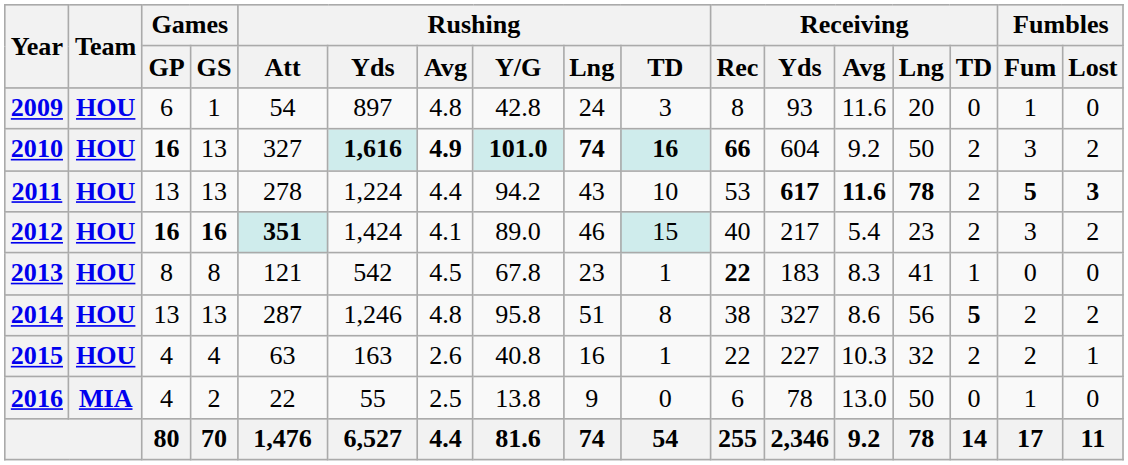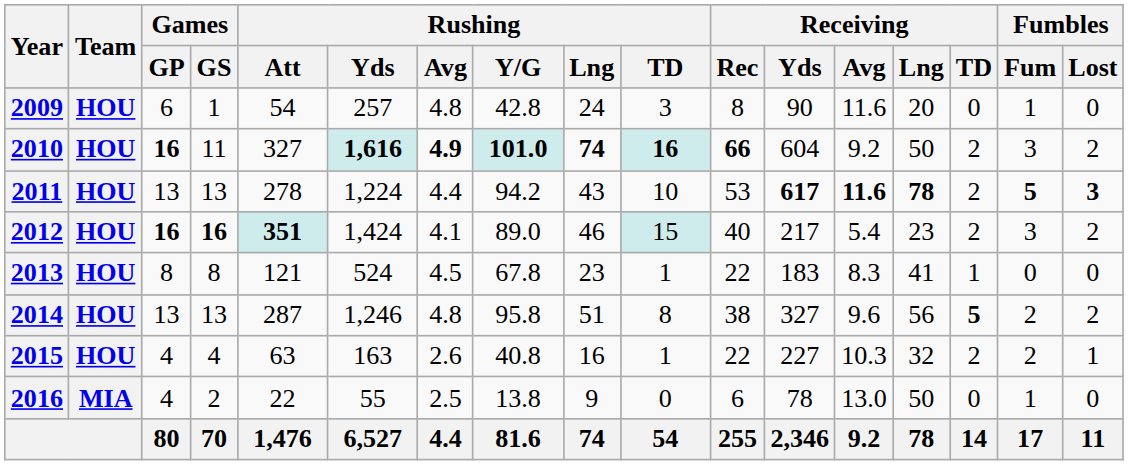(373, 107) 897 -> (373, 107) 257
(800, 107) 93 -> (800, 107) 90
(214, 149) 13 -> (214, 149) 11
(373, 273) 542 -> (373, 273) 524
(737, 273) bold -> (737, 273) normal
(864, 314) 8.6 -> (864, 314) 9.6
